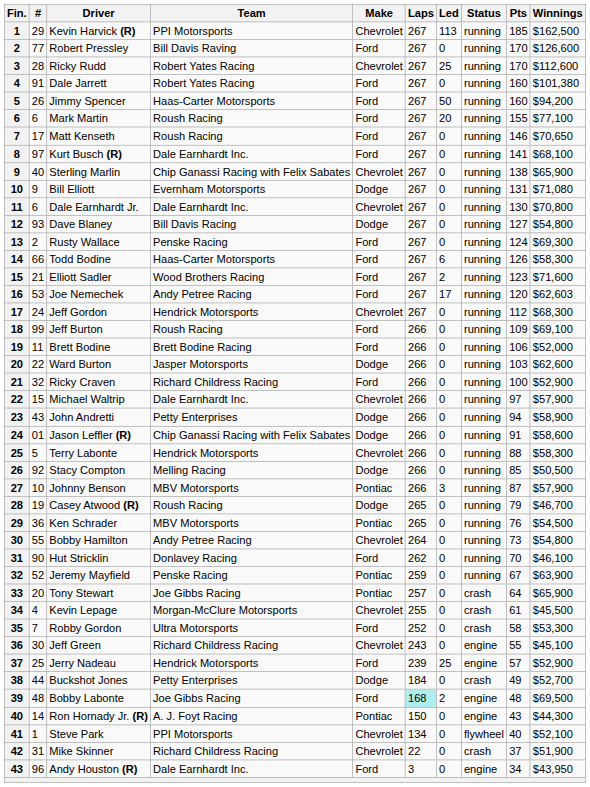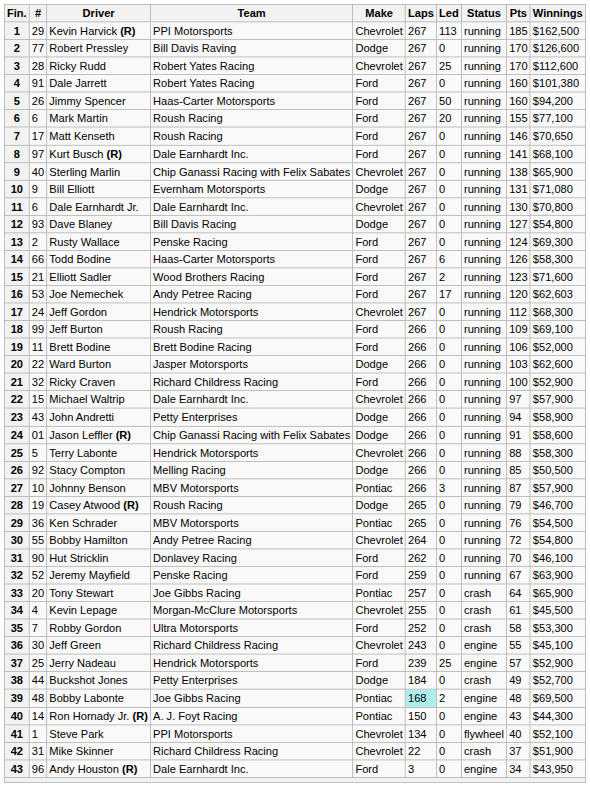(367, 48) Ford -> (372, 48) Dodge
(515, 540) 73 -> (515, 540) 72
(374, 575) Pontiac -> (367, 575) Ford
(367, 698) Ford -> (374, 698) Pontiac
